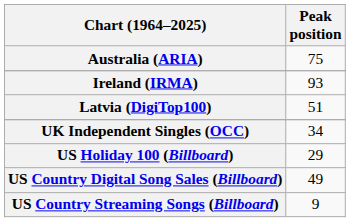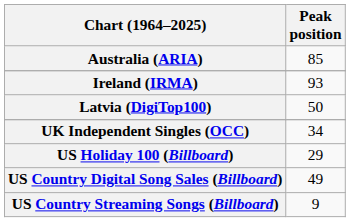(316, 58) 75 -> (316, 58) 85
(316, 107) 51 -> (316, 107) 50
